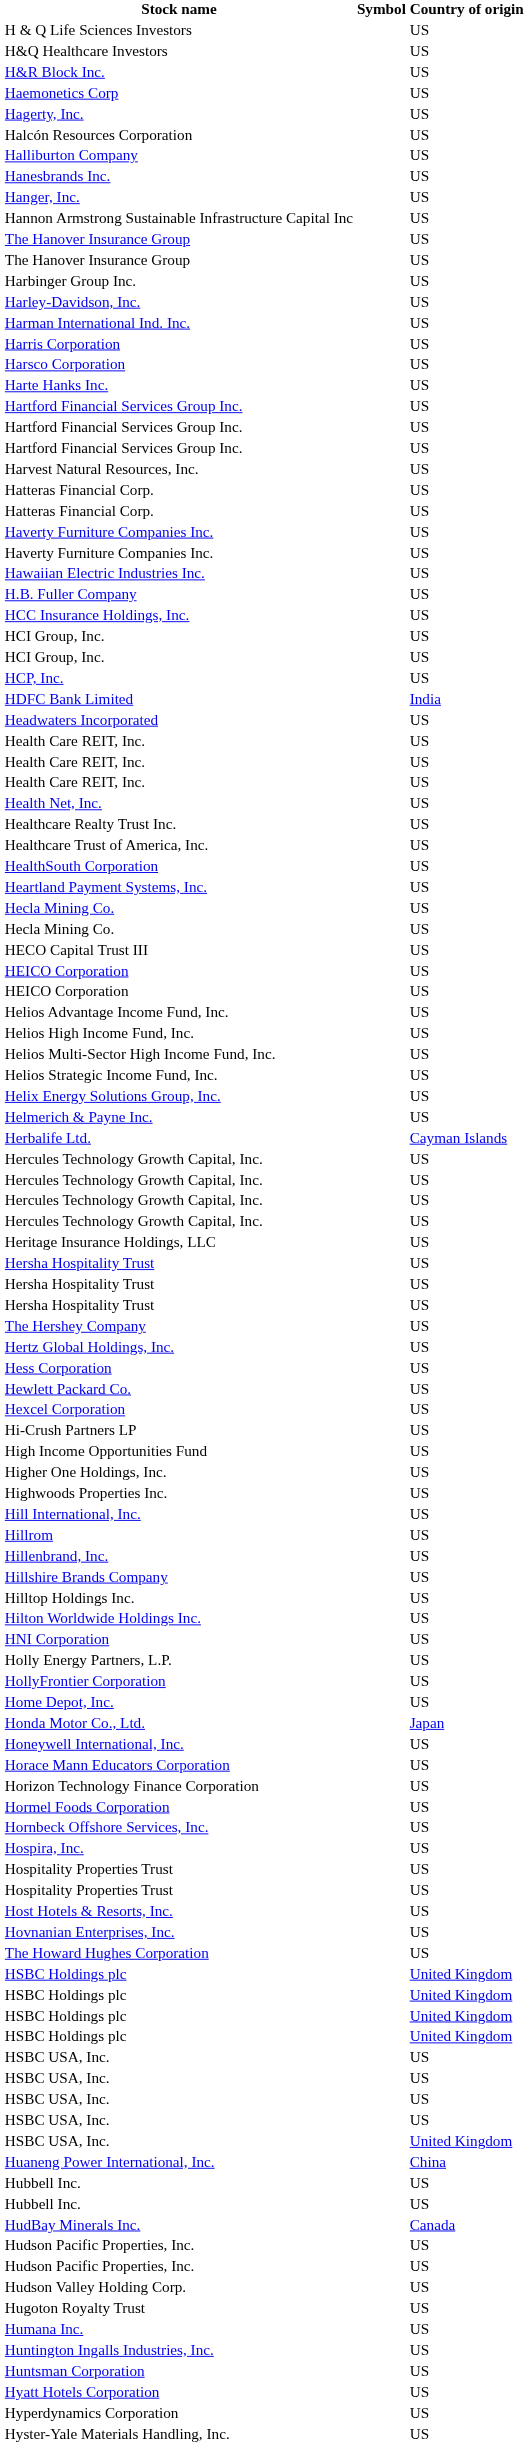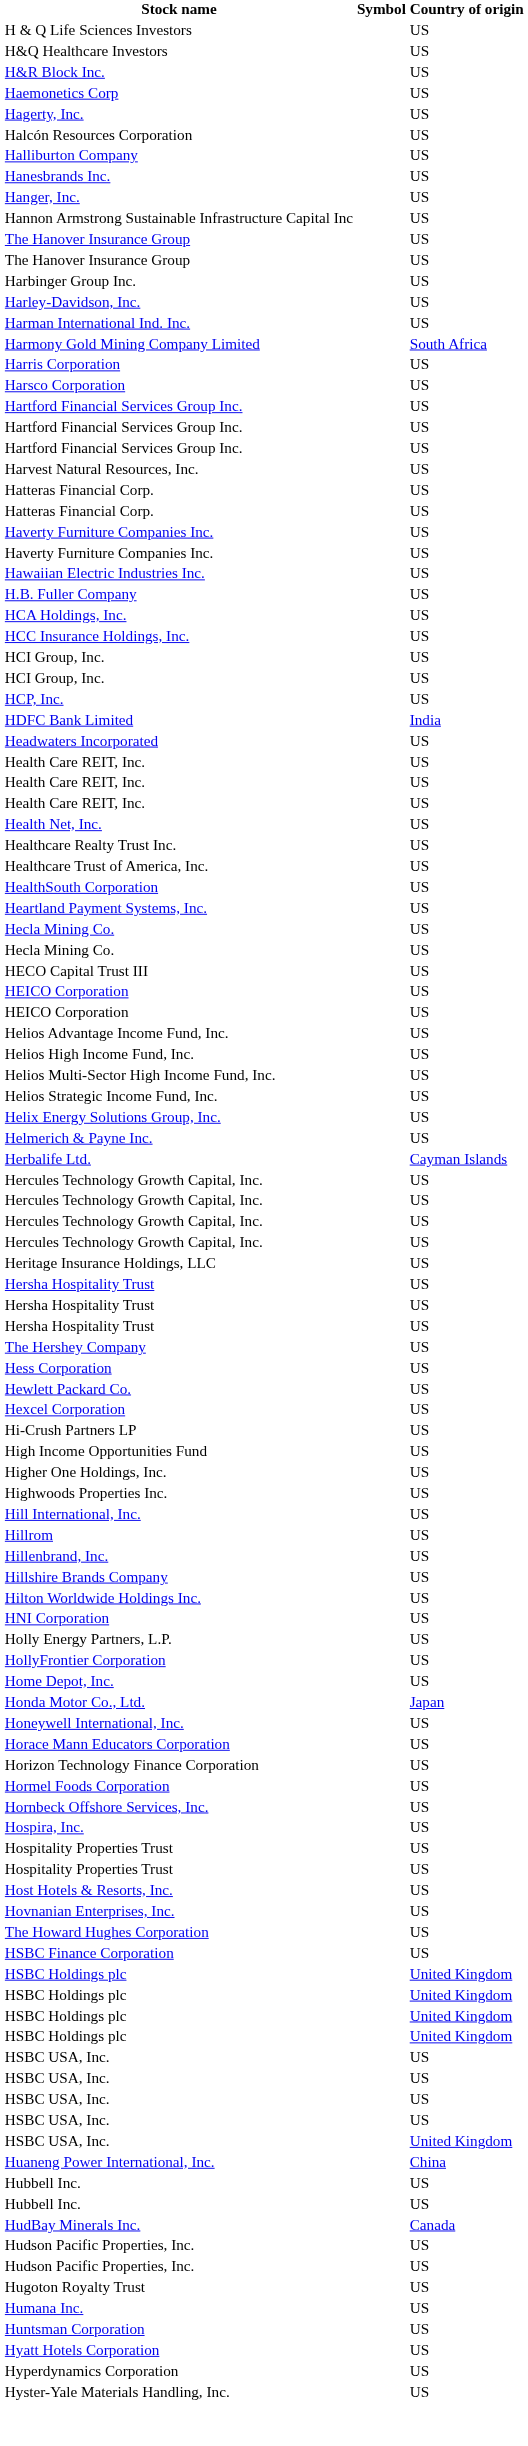+ row: (132, 343)
- row: (57, 385)
+ row: (66, 615)
- row: (89, 1347)
- row: (70, 1597)
+ row: (89, 1953)
- row: (95, 2287)
- row: (109, 2350)
